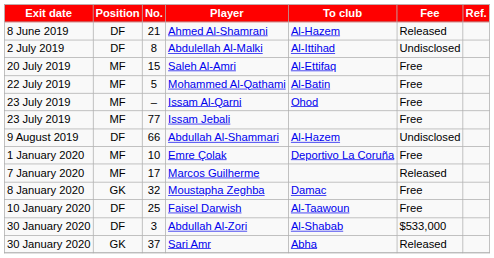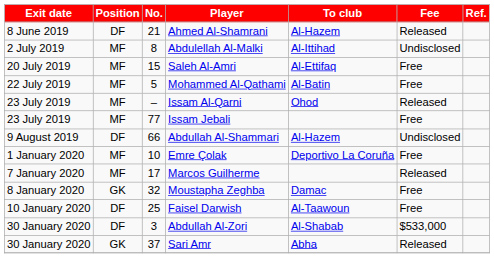(118, 48) DF -> (118, 48) MF
(411, 102) Free -> (423, 102) Released
